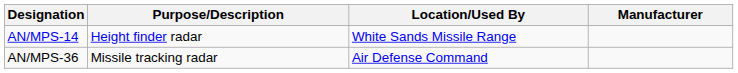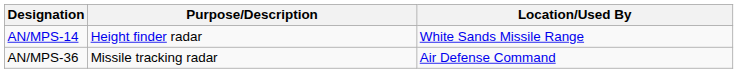- column: (660, 15)
